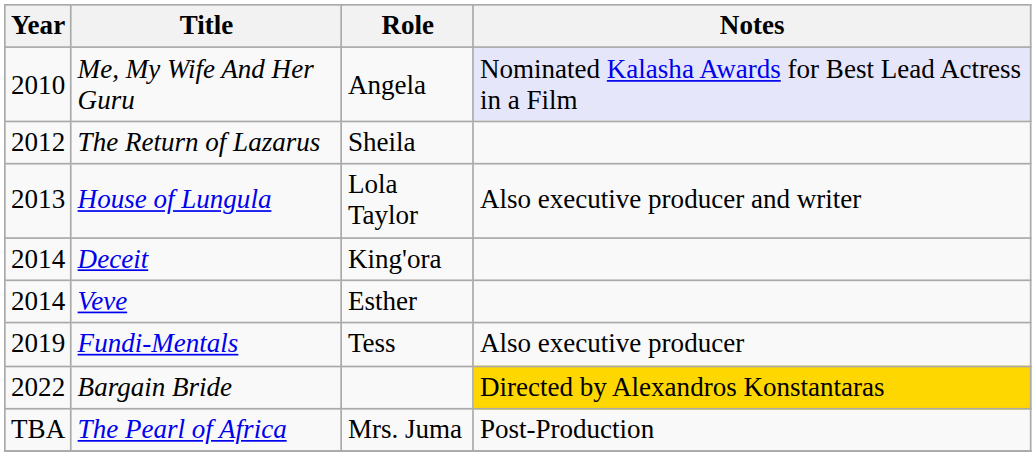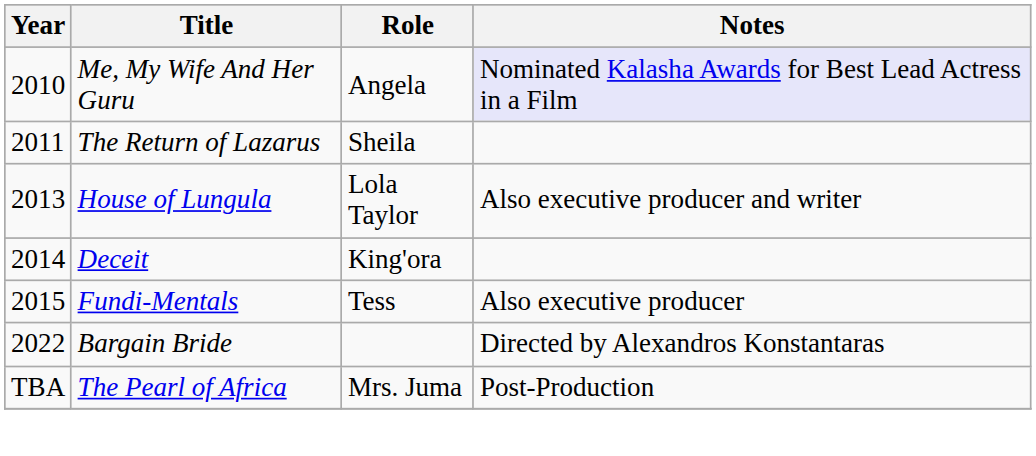(38, 142) 2012 -> (38, 142) 2011
- row: (102, 301)
(38, 344) 2019 -> (38, 301) 2015
(682, 386) gold background -> (682, 344) no background
